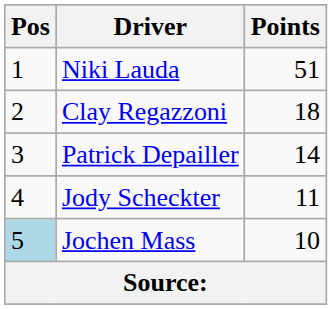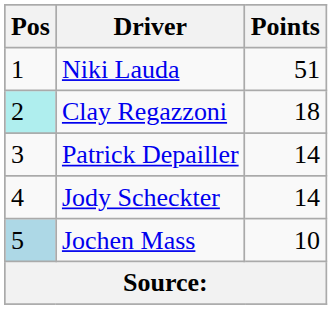(17, 111) no background -> (17, 111) paleturquoise background
(307, 197) 11 -> (307, 197) 14
